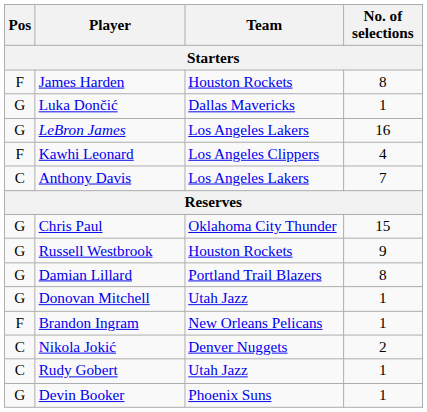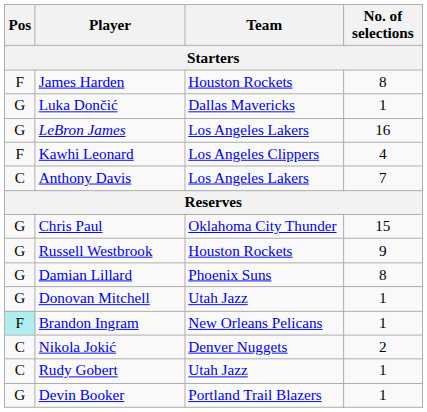(255, 274) Portland Trail Blazers -> (230, 274) Phoenix Suns
(20, 322) no background -> (20, 322) paleturquoise background
(230, 395) Phoenix Suns -> (255, 395) Portland Trail Blazers
